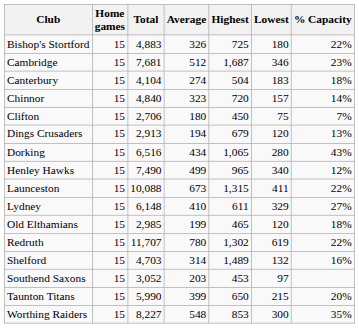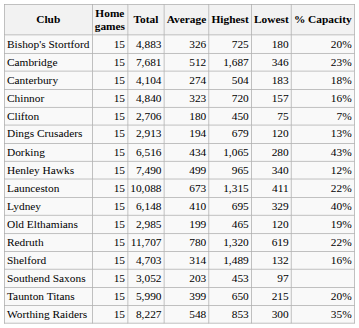(341, 44) 22% -> (341, 44) 20%
(341, 98) 14% -> (341, 98) 16%
(240, 206) 611 -> (240, 206) 695
(341, 206) 27% -> (341, 206) 40%
(341, 224) 18% -> (341, 224) 19%
(236, 242) 1,302 -> (236, 242) 1,320
